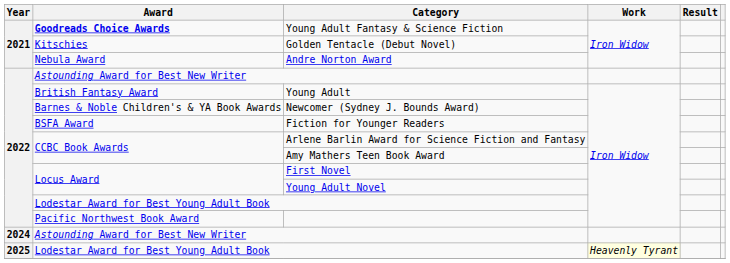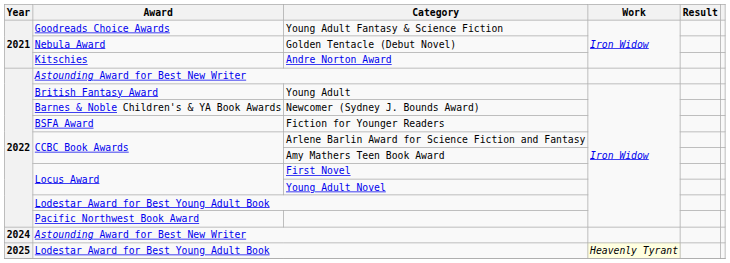(102, 28) bold -> (102, 28) normal
(61, 44) Kitschies -> (70, 44) Nebula Award
(70, 60) Nebula Award -> (61, 60) Kitschies
